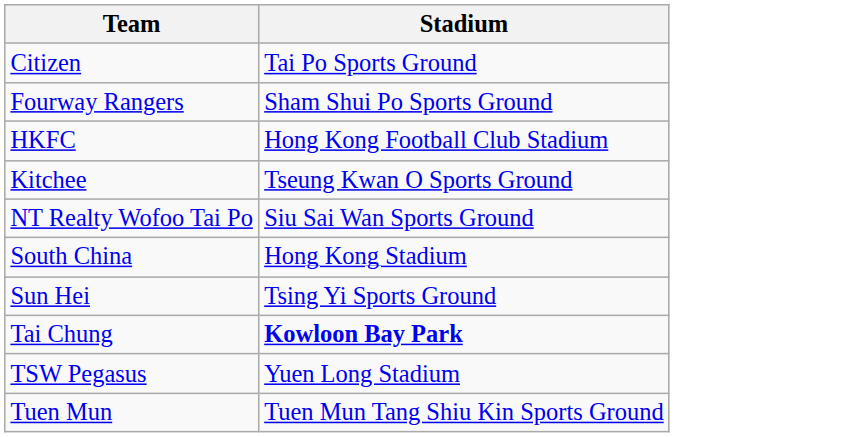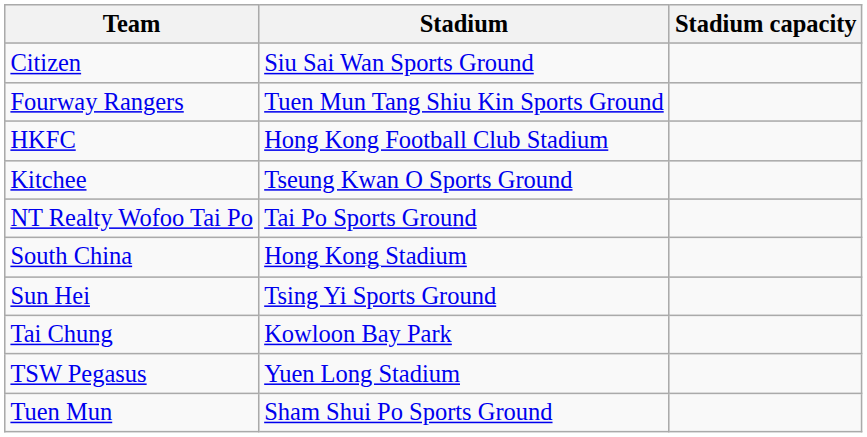+ column: (766, 23)
(370, 62) Tai Po Sports Ground -> (399, 62) Siu Sai Wan Sports Ground
(408, 101) Sham Shui Po Sports Ground -> (464, 101) Tuen Mun Tang Shiu Kin Sports Ground
(399, 218) Siu Sai Wan Sports Ground -> (370, 218) Tai Po Sports Ground
(363, 334) bold -> (358, 334) normal
(464, 412) Tuen Mun Tang Shiu Kin Sports Ground -> (408, 412) Sham Shui Po Sports Ground
